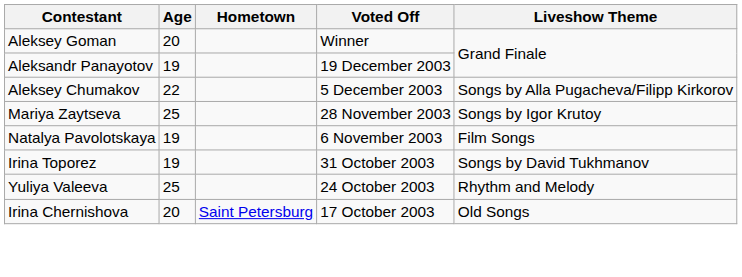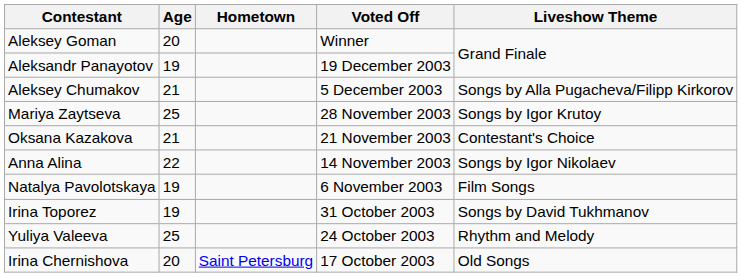(171, 90) 22 -> (171, 90) 21
+ row: (70, 138)
+ row: (45, 163)
